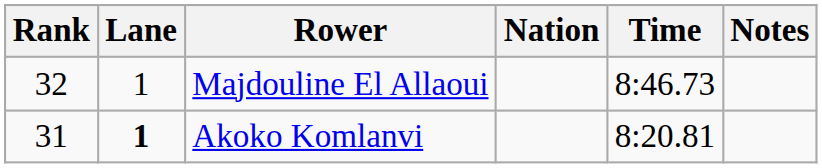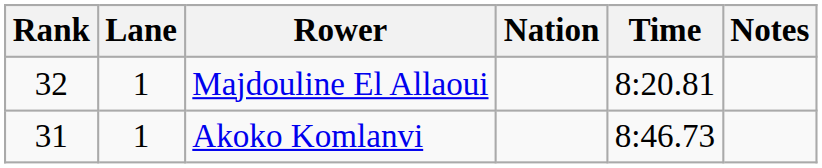(665, 83) 8:46.73 -> (665, 83) 8:20.81
(141, 135) bold -> (141, 135) normal
(665, 135) 8:20.81 -> (665, 135) 8:46.73
